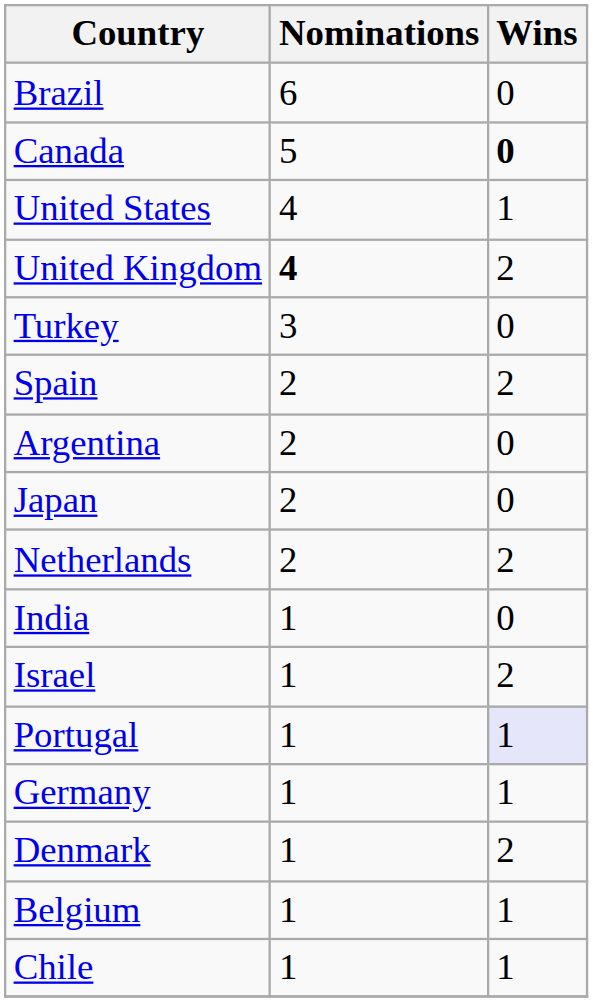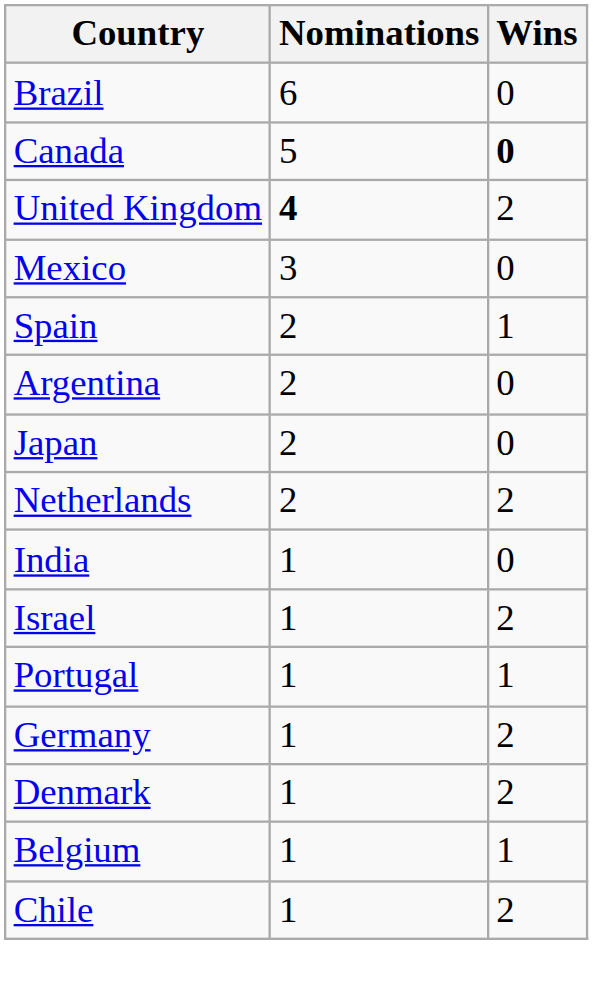- row: (112, 208)
+ row: (70, 267)
- row: (66, 325)
(506, 383) 2 -> (506, 325) 1
(506, 734) lavender background -> (506, 675) no background
(506, 792) 1 -> (506, 734) 2
(506, 967) 1 -> (506, 909) 2
